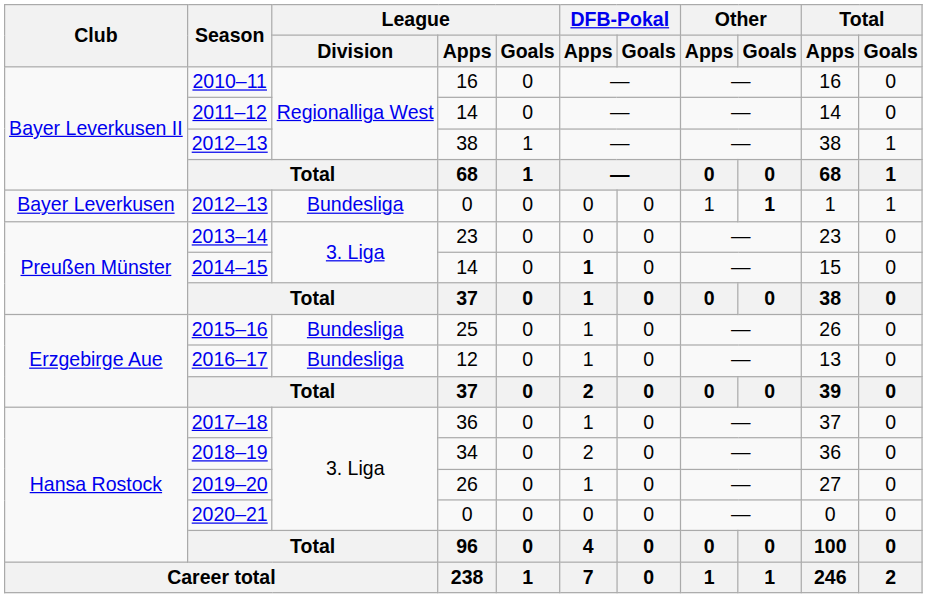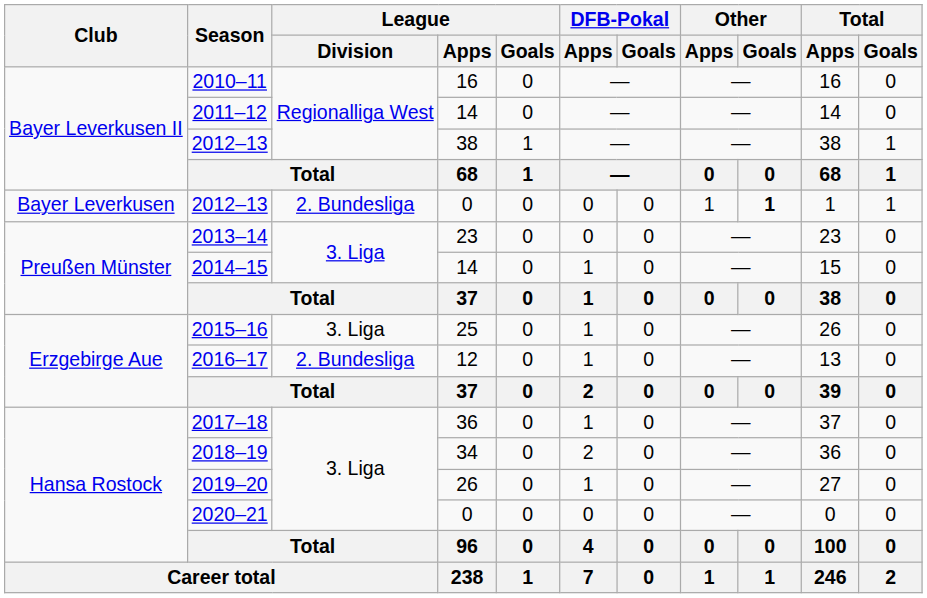(355, 205) Bundesliga -> (355, 205) 2. Bundesliga
(588, 267) bold -> (588, 267) normal
(355, 329) Bundesliga -> (355, 329) 3. Liga
(355, 360) Bundesliga -> (355, 360) 2. Bundesliga
